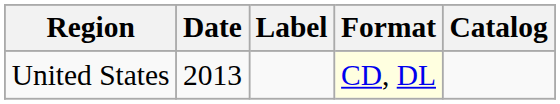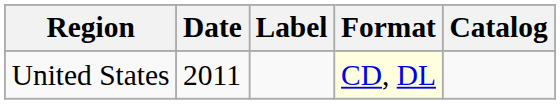(213, 74) 2013 -> (212, 74) 2011
